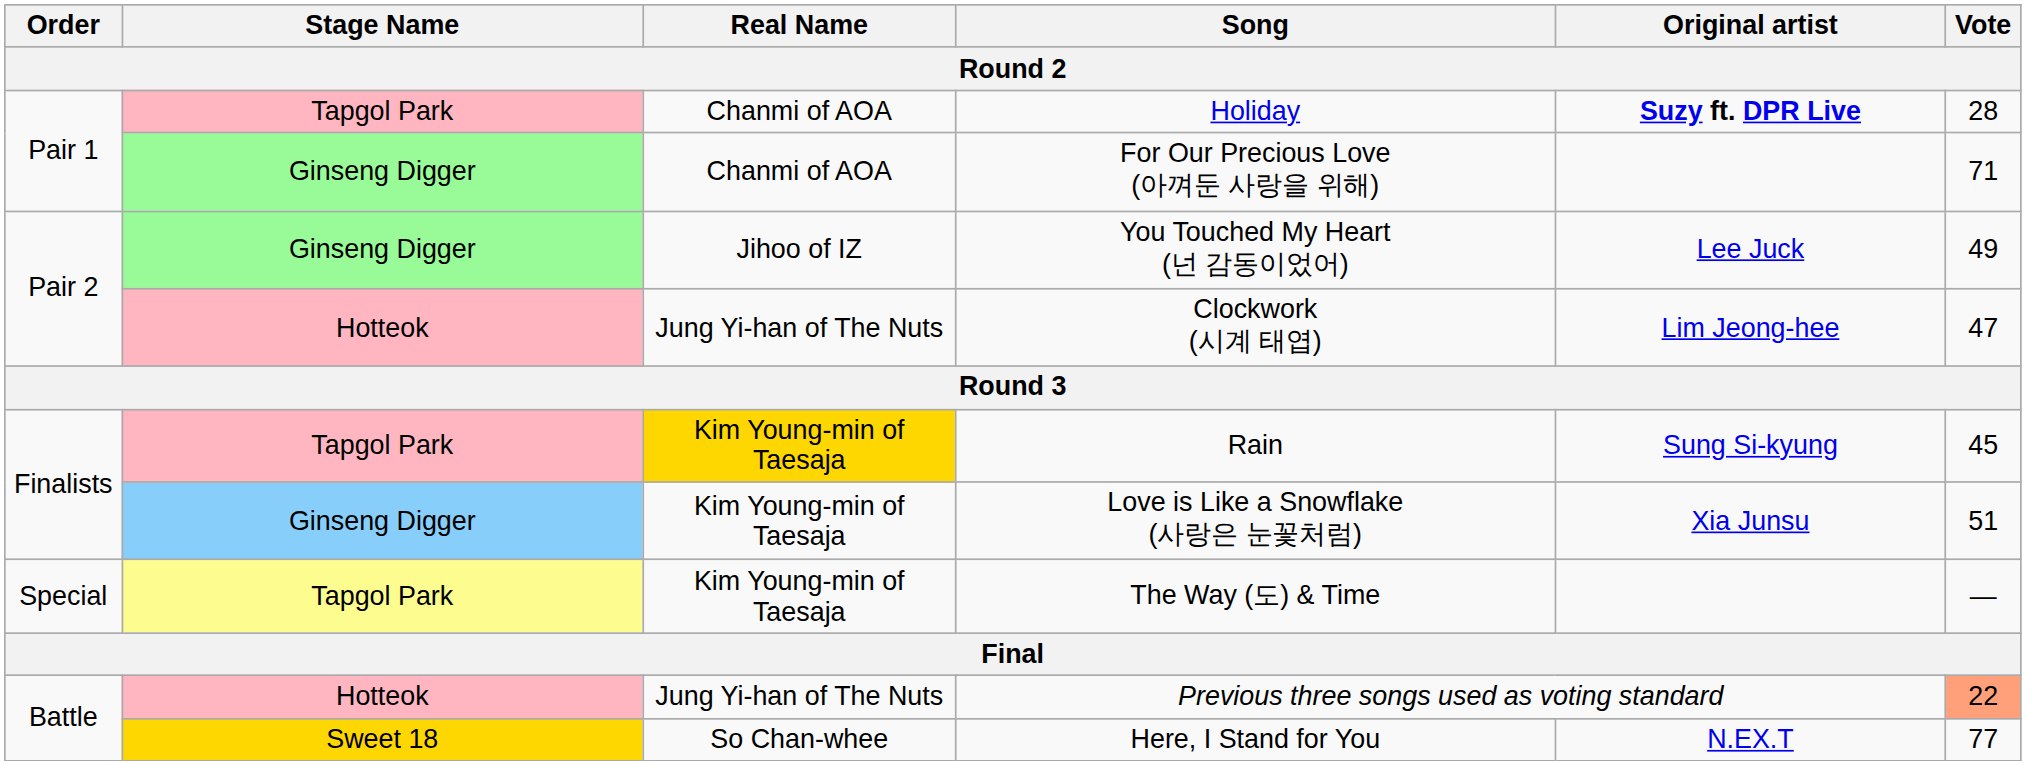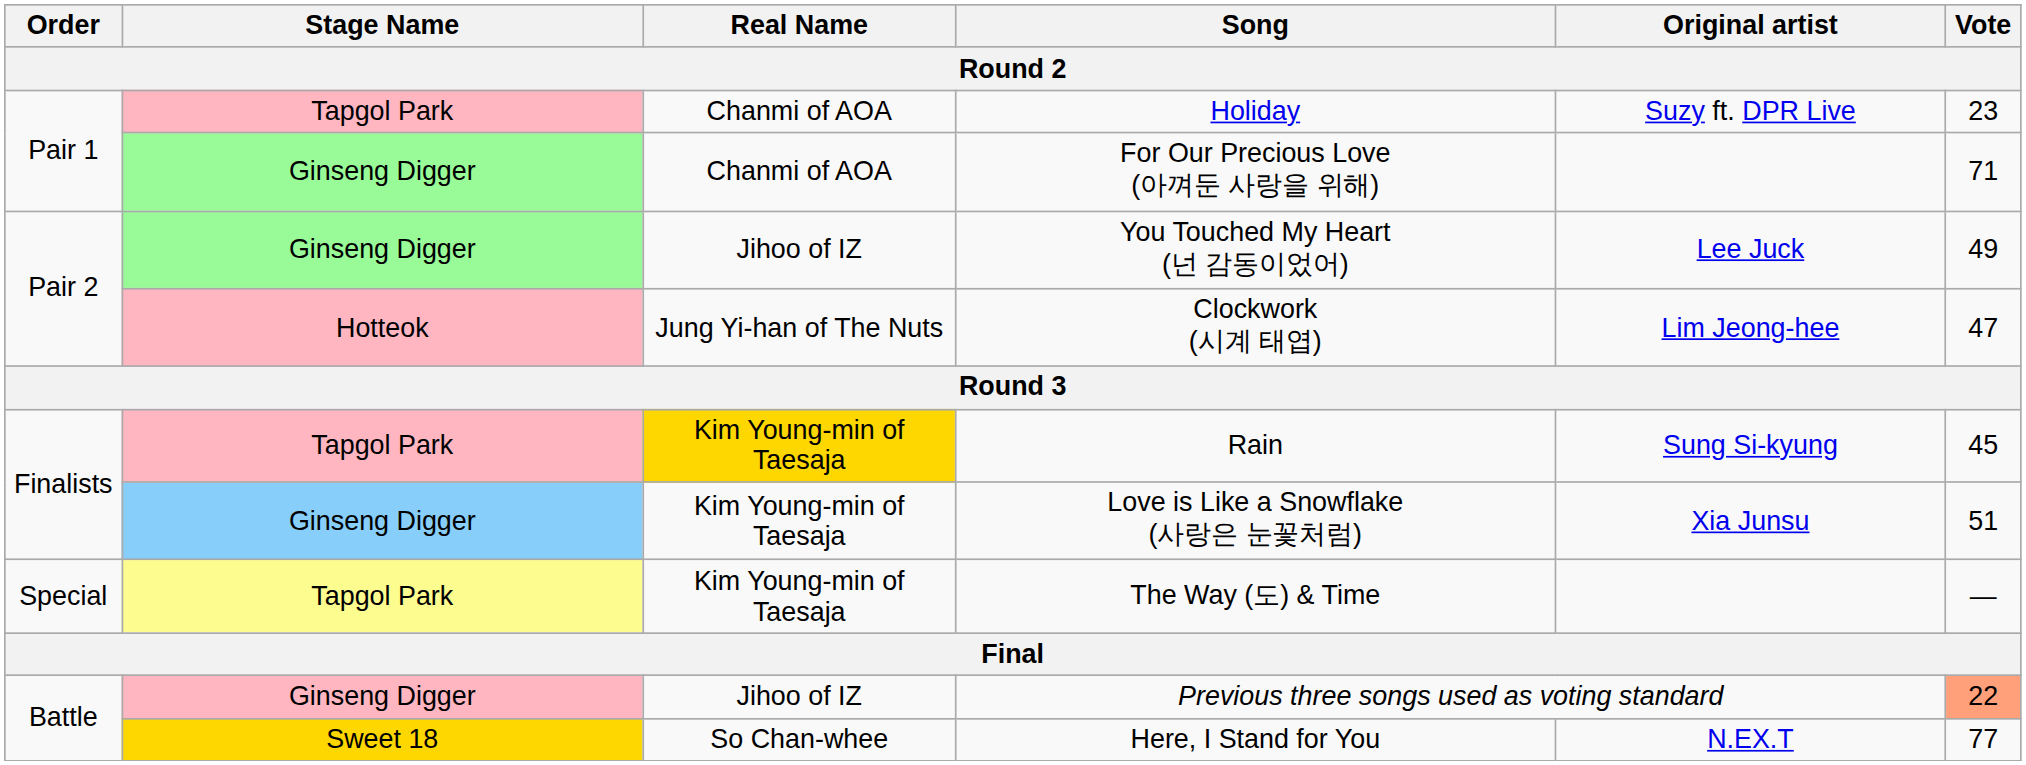(1750, 111) bold -> (1750, 111) normal
(1983, 111) 28 -> (1983, 111) 23
(382, 696) Hotteok -> (382, 696) Ginseng Digger
(799, 696) Jung Yi-han of The Nuts -> (799, 696) Jihoo of IZ
